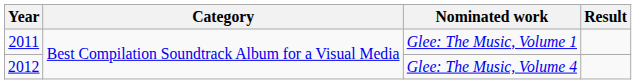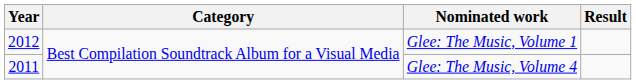(24, 41) 2011 -> (24, 41) 2012
(24, 66) 2012 -> (24, 66) 2011
